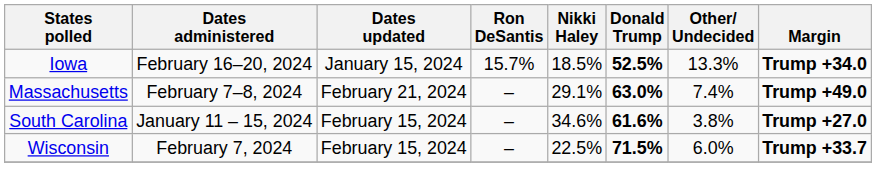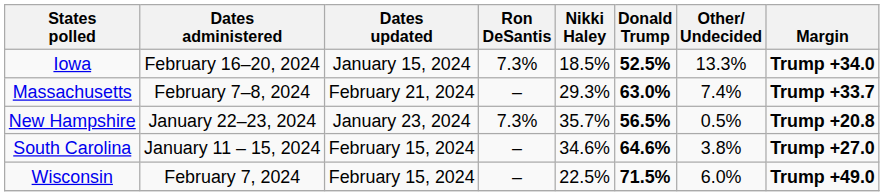(509, 64) 15.7% -> (517, 64) 7.3%
(577, 92) 29.1% -> (585, 92) 29.3%
(815, 92) Trump +49.0 -> (822, 92) Trump +33.7
+ row: (72, 120)
(637, 120) 61.6% -> (645, 149) 64.6%
(815, 149) Trump +33.7 -> (822, 177) Trump +49.0
